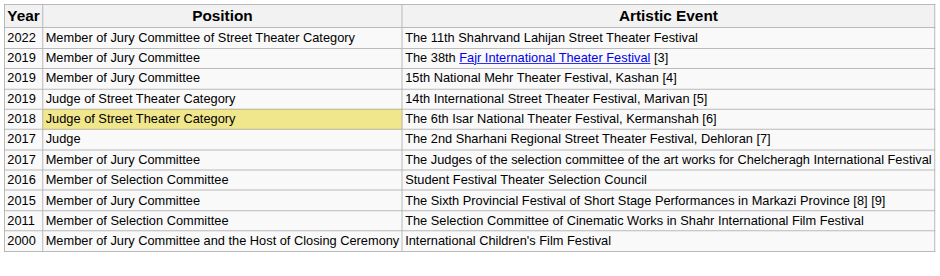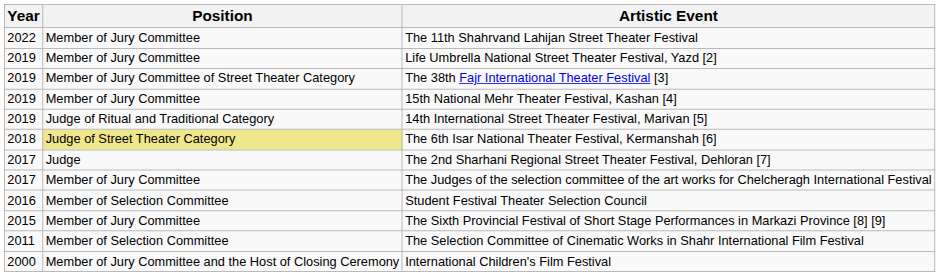(200, 38) Member of Jury Committee of Street Theater Category -> (123, 38) Member of Jury Committee
+ row: (561, 58)
(123, 58) Member of Jury Committee -> (200, 78) Member of Jury Committee of Street Theater Category
(141, 99) Judge of Street Theater Category -> (160, 119) Judge of Ritual and Traditional Category
